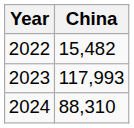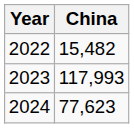(87, 107) 88,310 -> (87, 107) 77,623
